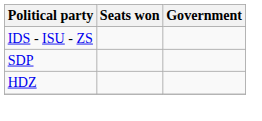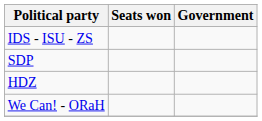+ row: (56, 104)
